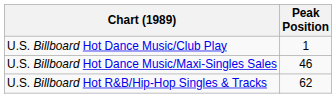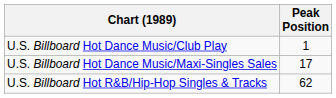(306, 64) 46 -> (306, 64) 17
